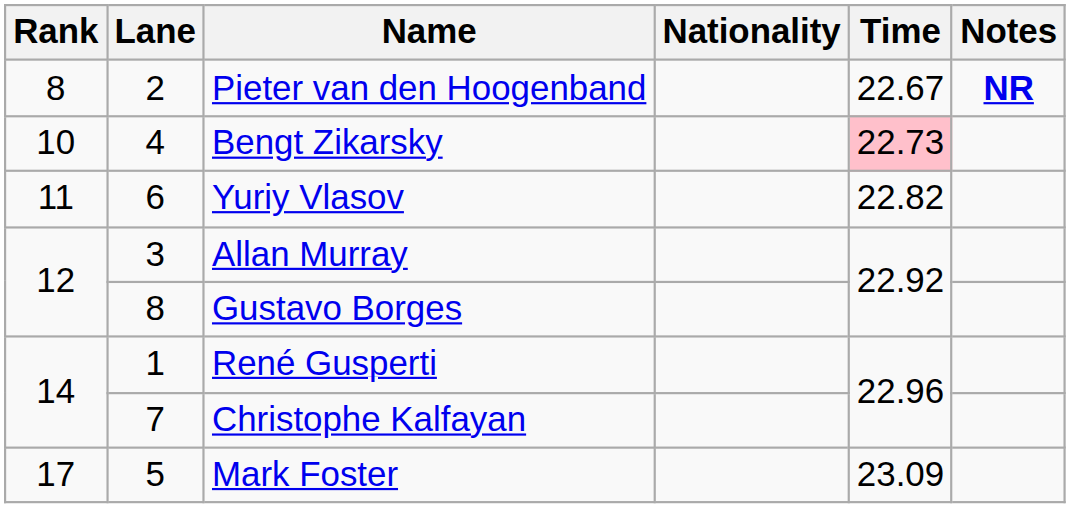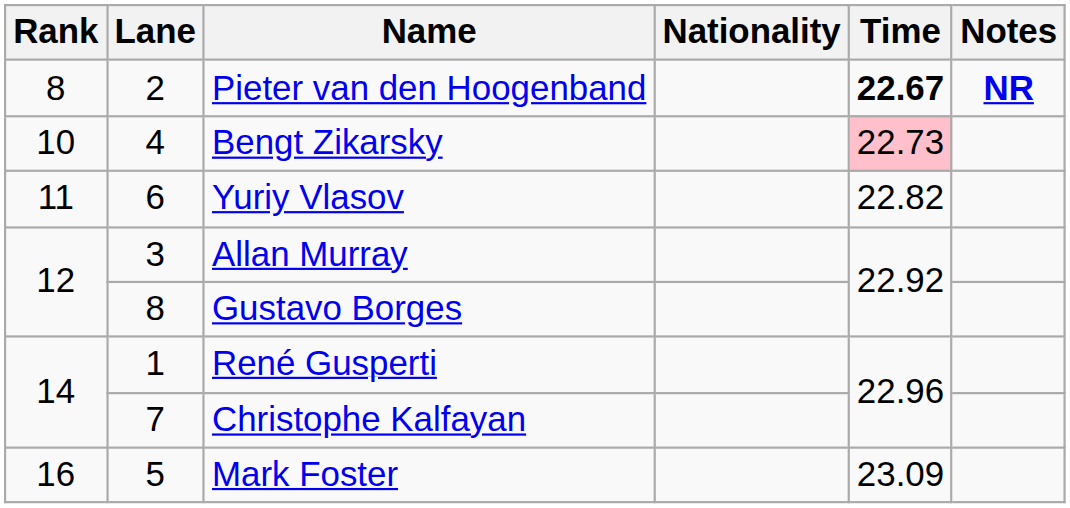(901, 87) normal -> (901, 87) bold
(56, 474) 17 -> (56, 474) 16
